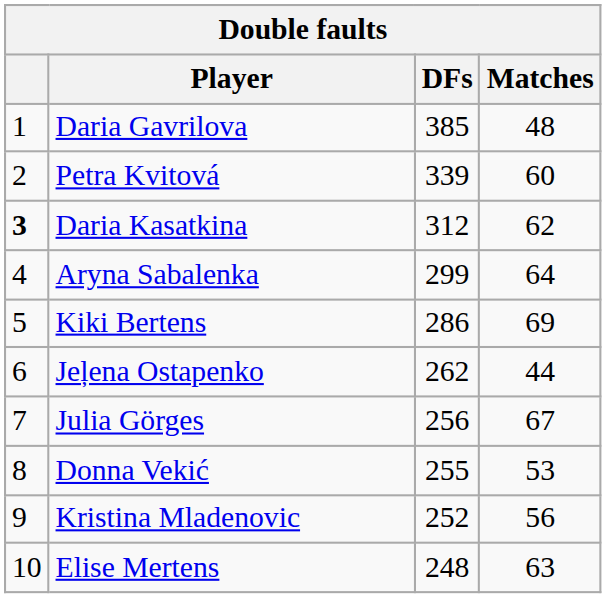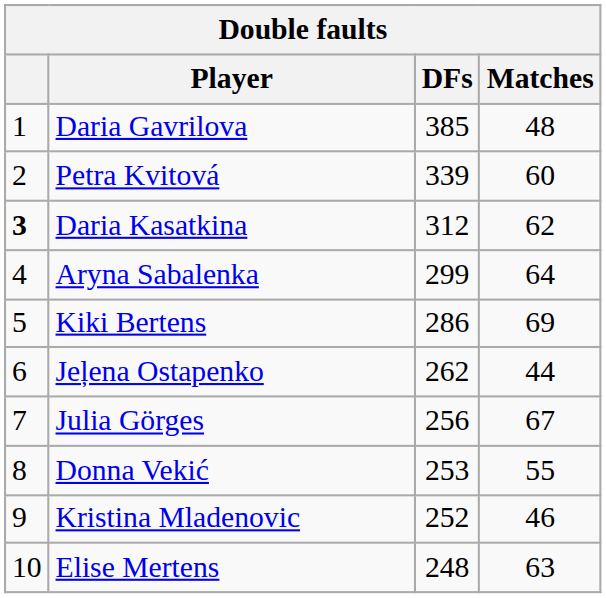(447, 469) 255 -> (447, 469) 253
(540, 469) 53 -> (540, 469) 55
(540, 518) 56 -> (540, 518) 46
